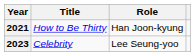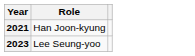- column: (70, 12)
